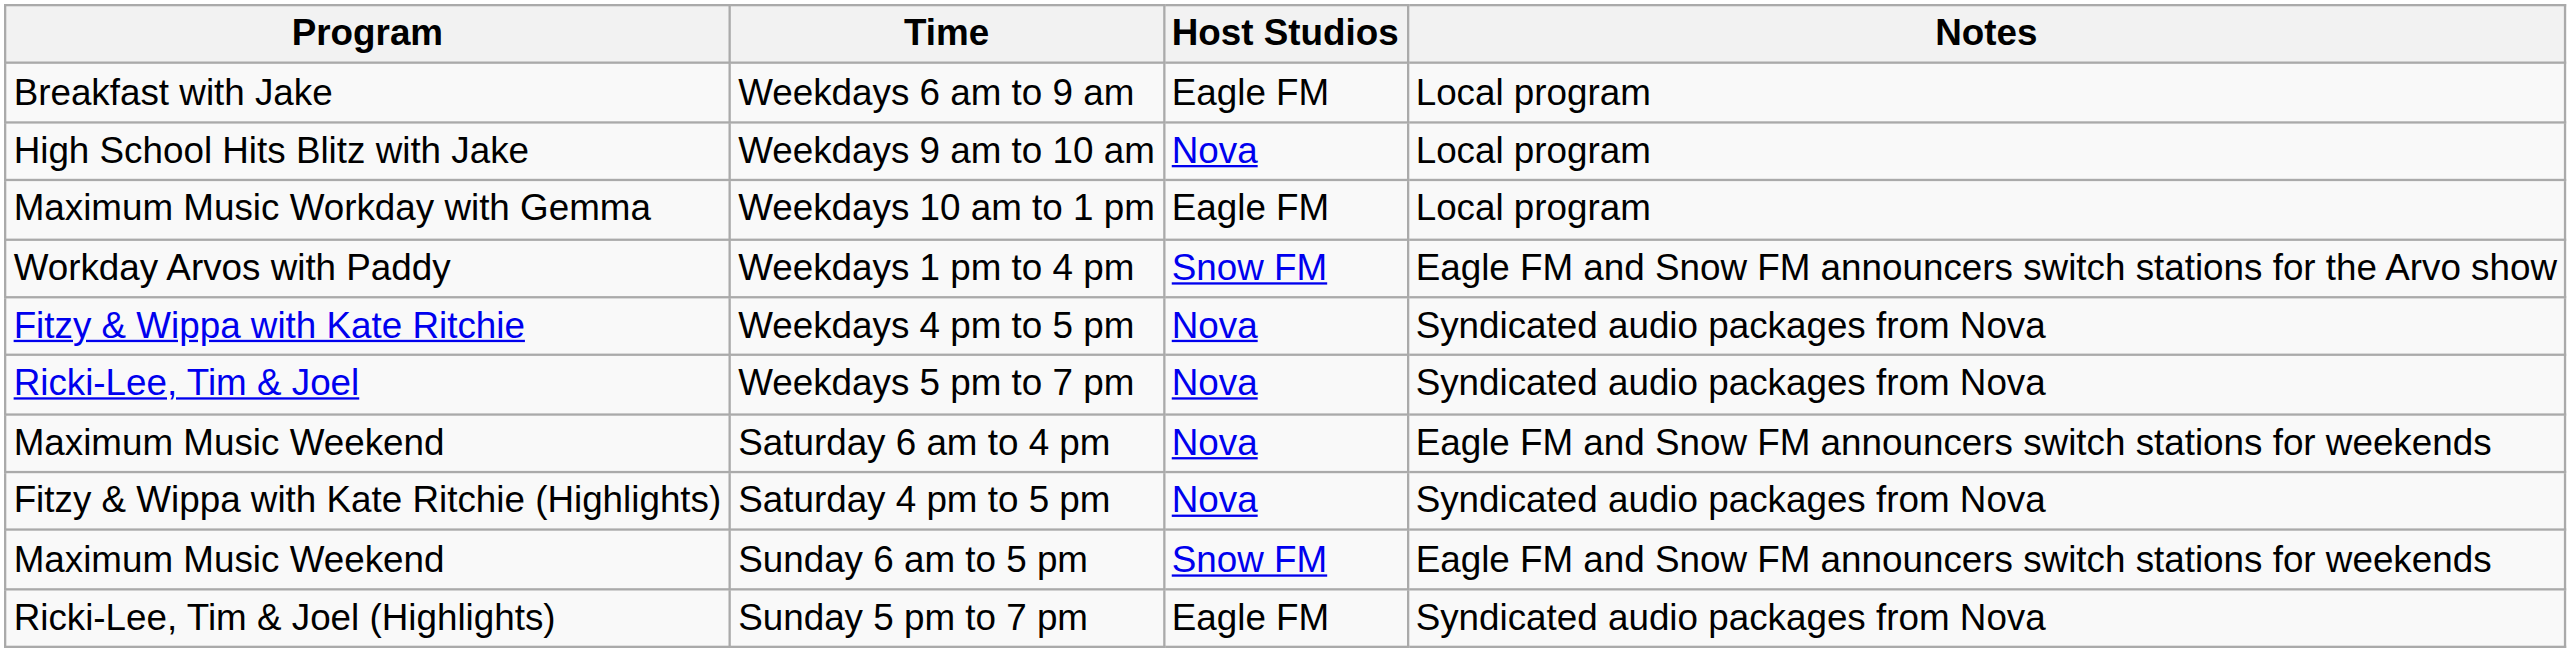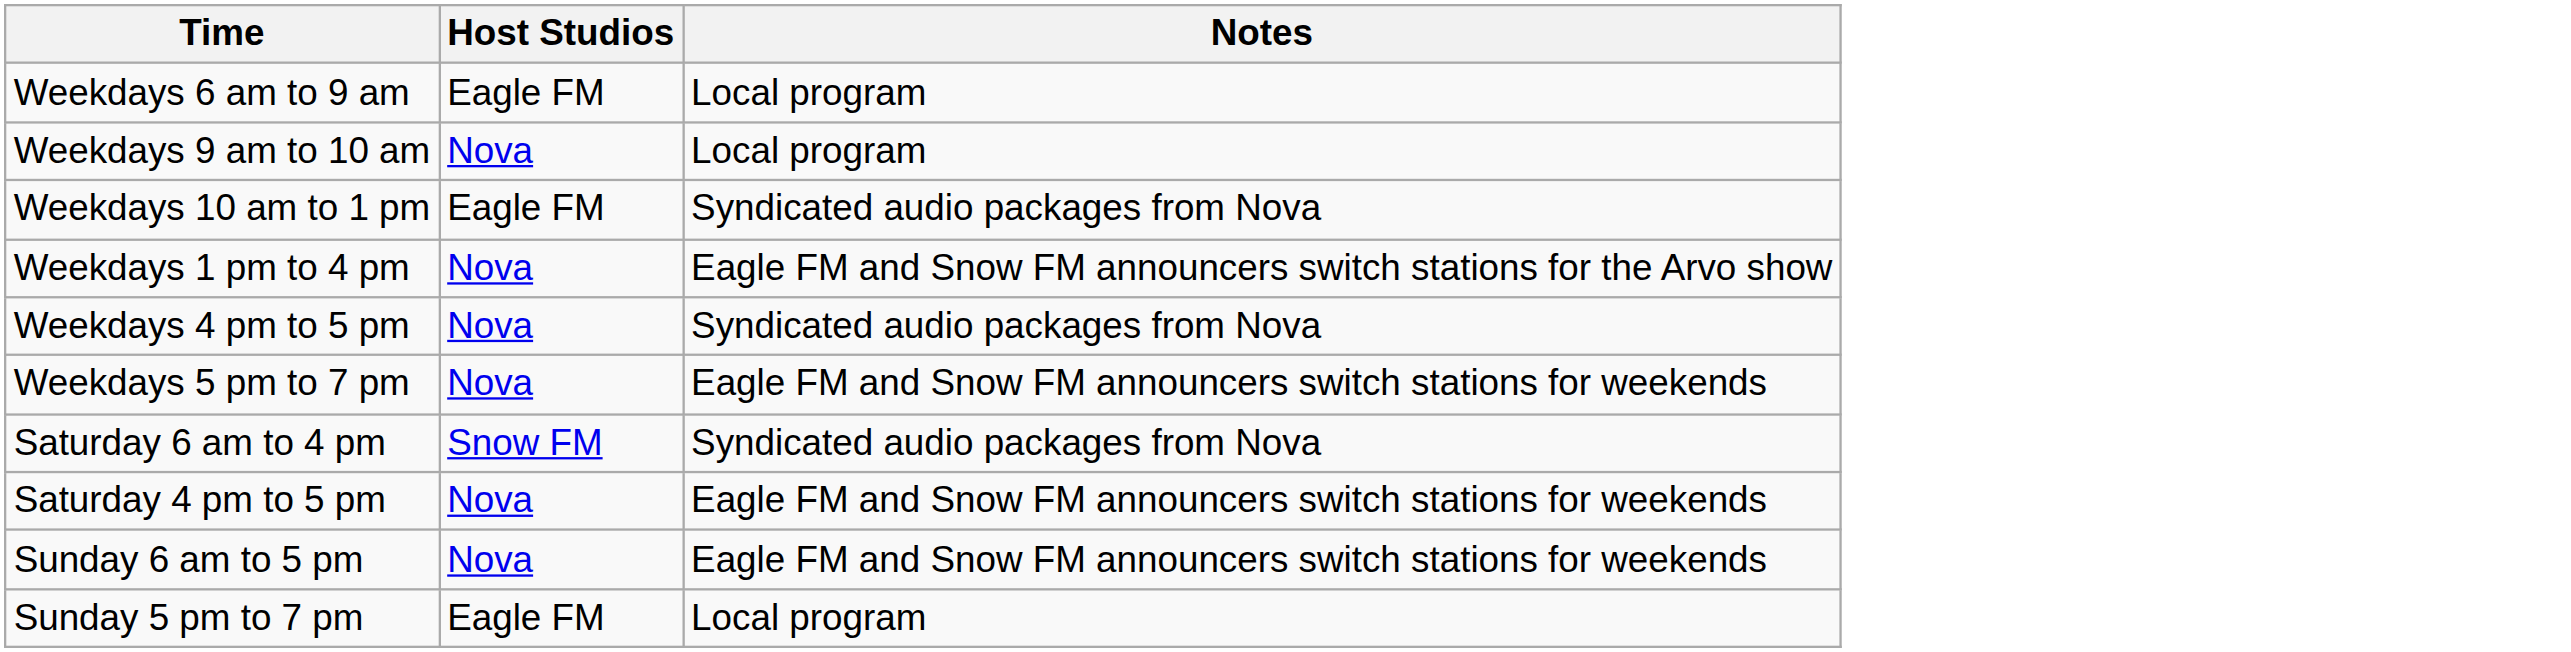- column: (367, 33)
(1533, 208) Local program -> (1006, 208) Syndicated audio packages from Nova
(1249, 267) Snow FM -> (490, 267) Nova
(1731, 383) Syndicated audio packages from Nova -> (1229, 383) Eagle FM and Snow FM announcers switch stations for weekends
(1215, 442) Nova -> (525, 442) Snow FM
(1954, 442) Eagle FM and Snow FM announcers switch stations for weekends -> (1006, 442) Syndicated audio packages from Nova
(1731, 500) Syndicated audio packages from Nova -> (1229, 500) Eagle FM and Snow FM announcers switch stations for weekends
(1249, 558) Snow FM -> (490, 558) Nova
(1731, 617) Syndicated audio packages from Nova -> (809, 617) Local program
